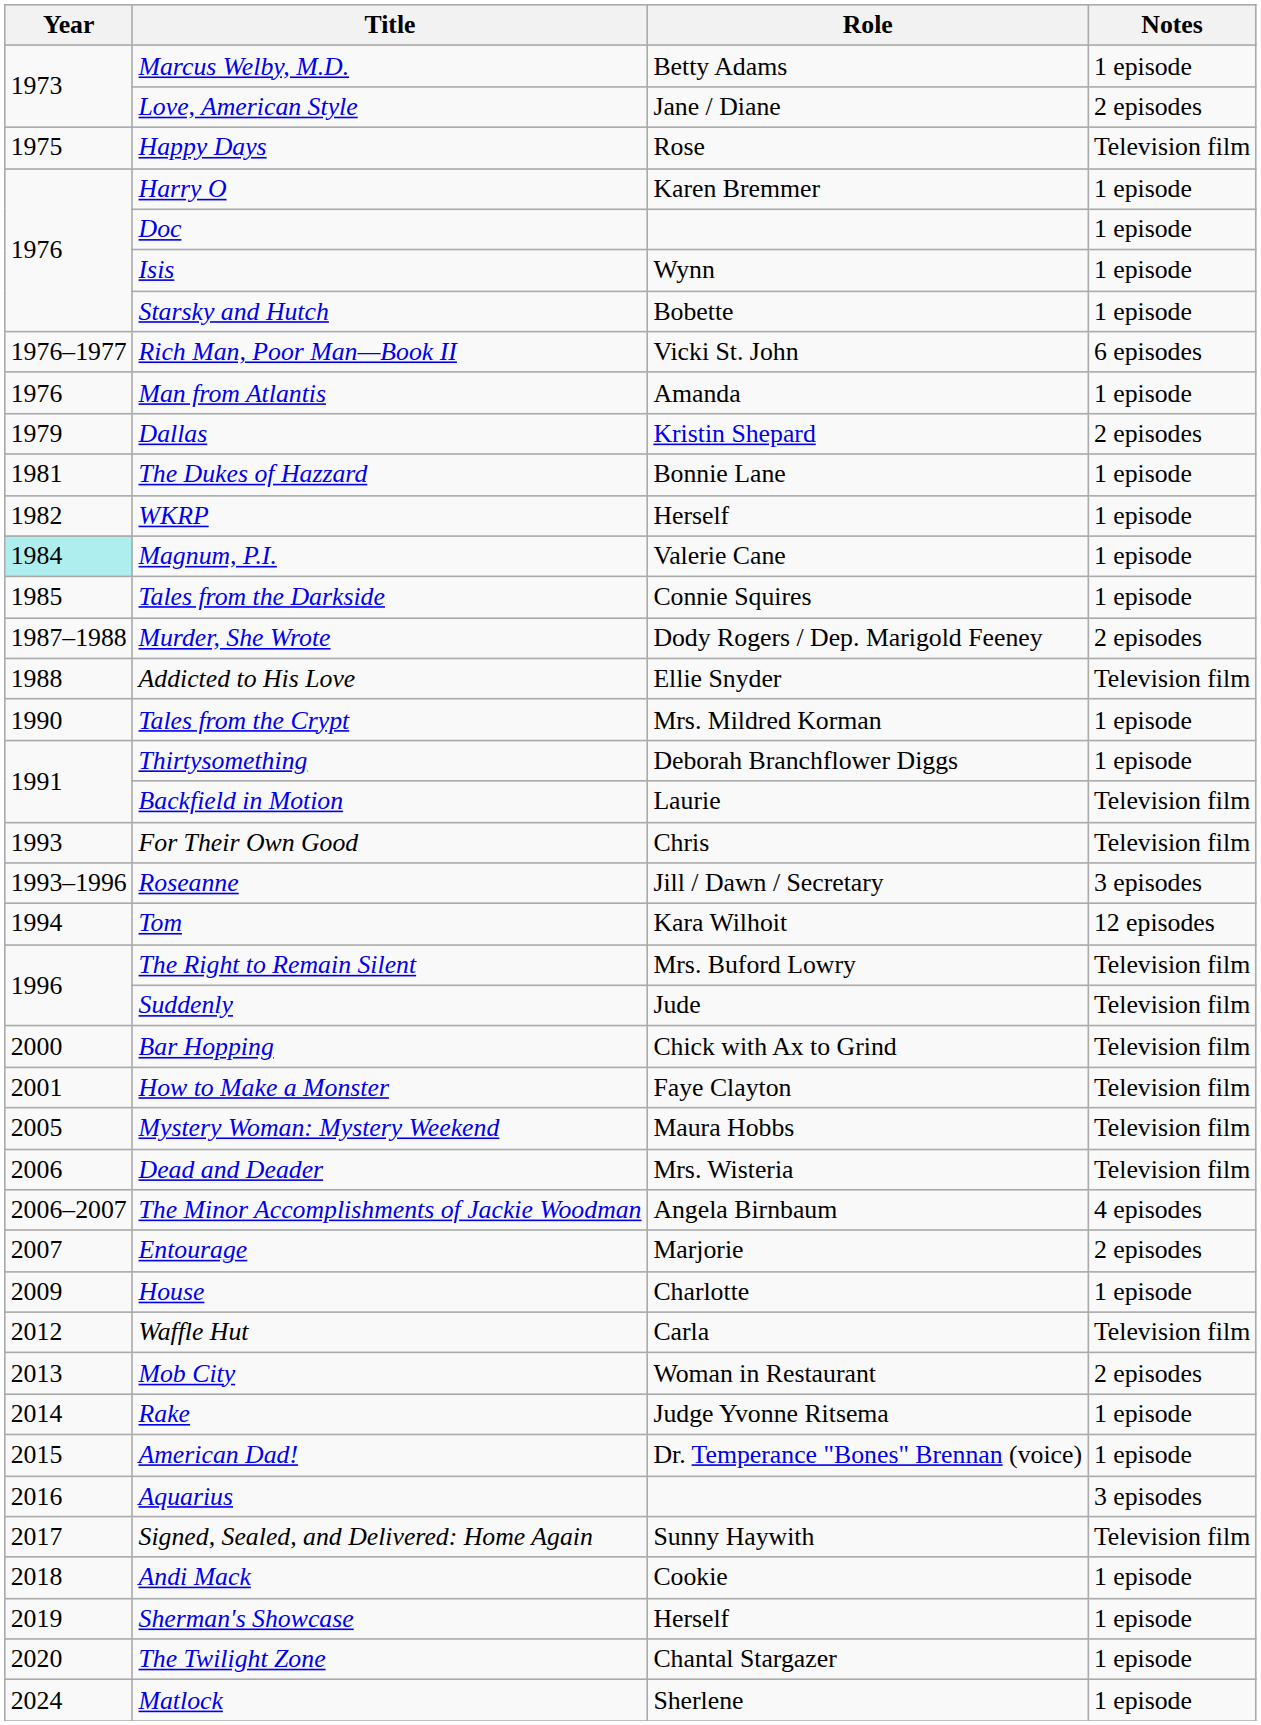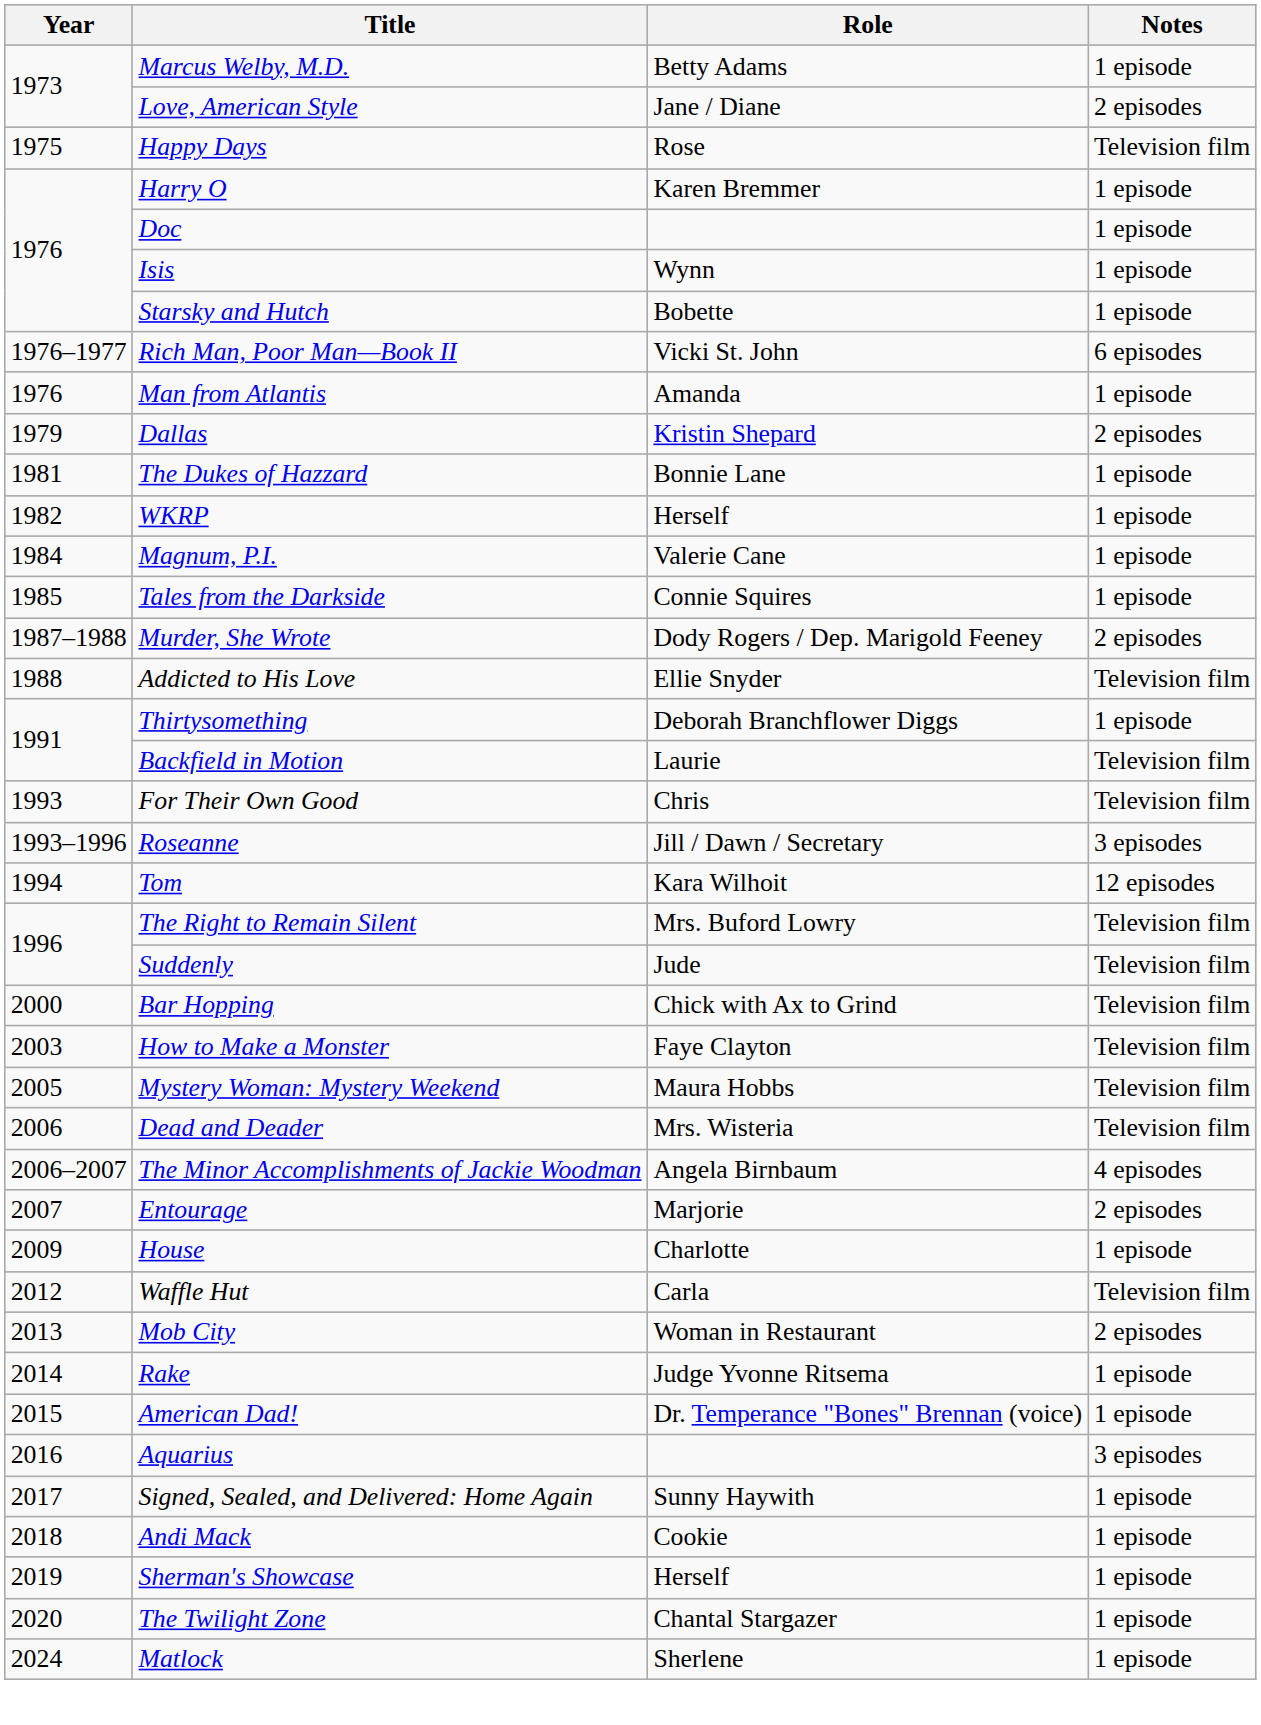(37, 556) paleturquoise background -> (37, 556) no background
- row: (244, 719)
(37, 1087) 2001 -> (37, 1046) 2003
(1172, 1536) Television film -> (1143, 1495) 1 episode
